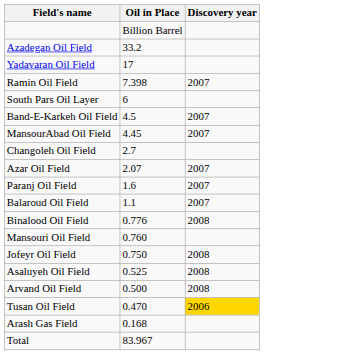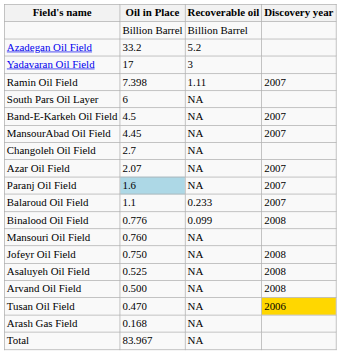+ column: (223, 13)
(129, 185) no background -> (129, 185) lightblue background
